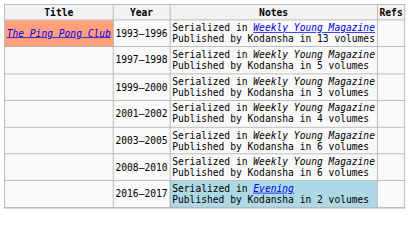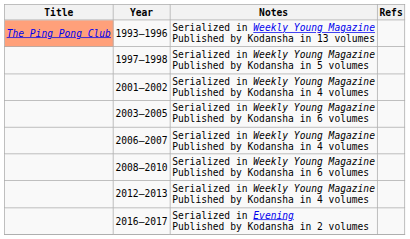- row: (142, 87)
+ row: (142, 141)
+ row: (142, 194)
(271, 194) lightblue background -> (271, 221) no background
